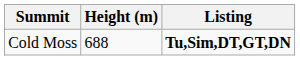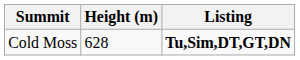(96, 42) 688 -> (96, 42) 628
